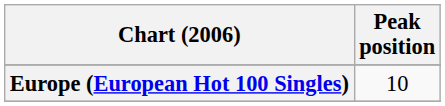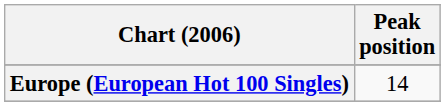(397, 82) 10 -> (397, 82) 14
